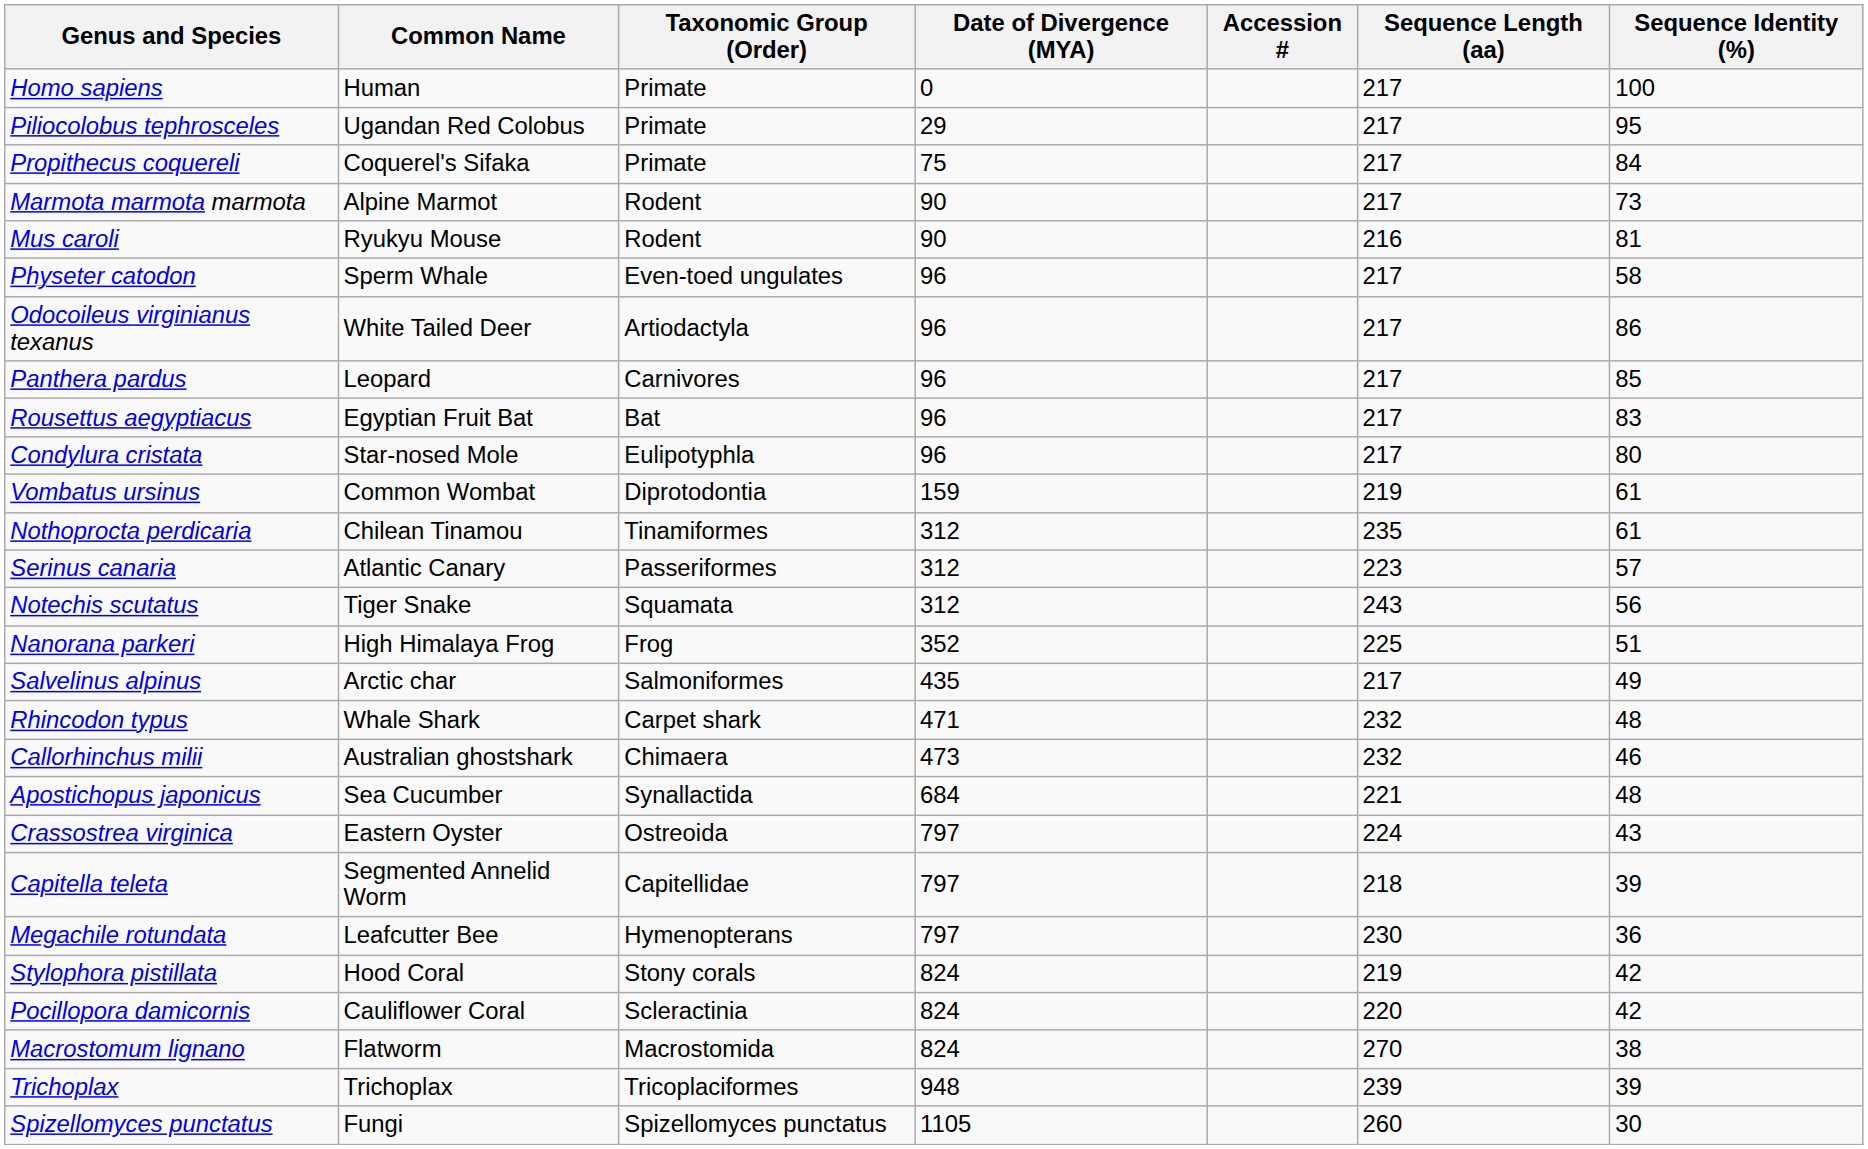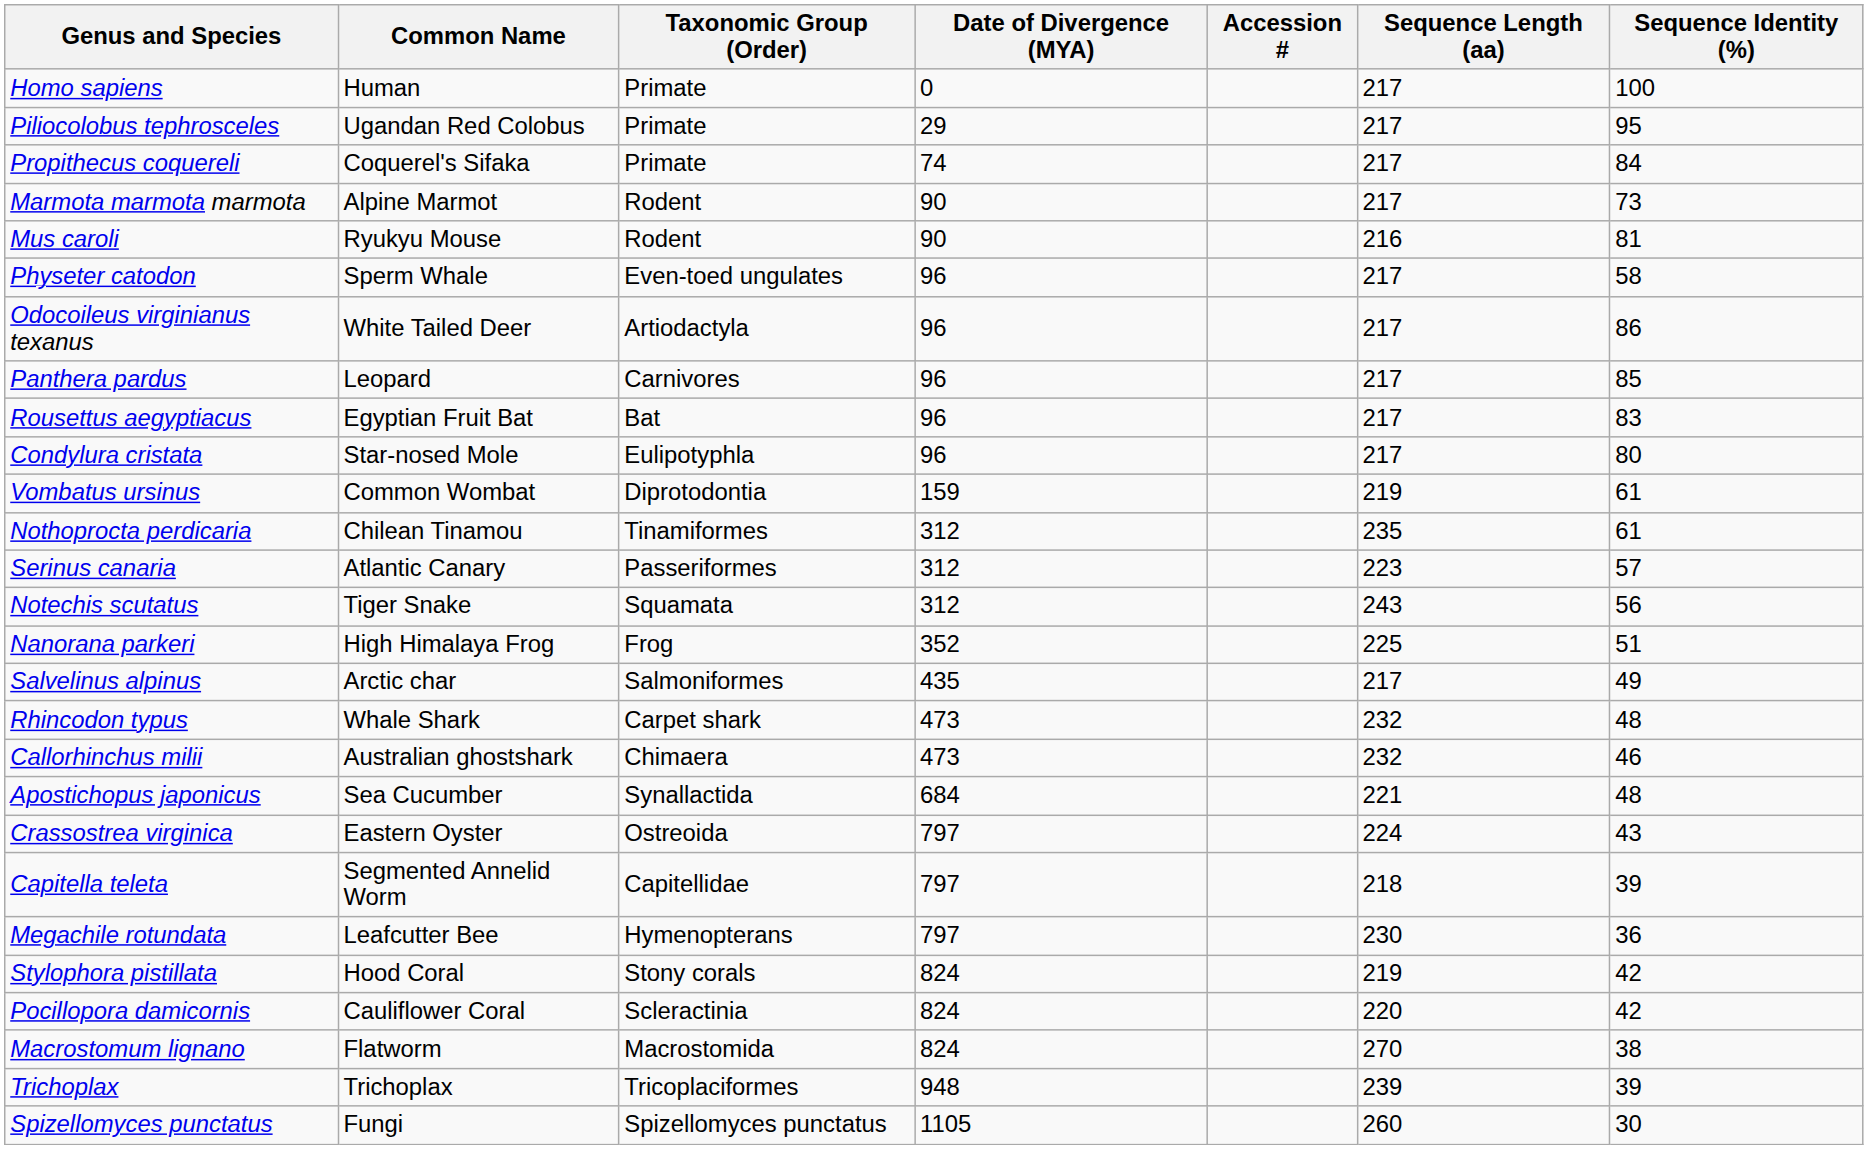(933, 163) 75 -> (933, 163) 74
(940, 719) 471 -> (940, 719) 473
